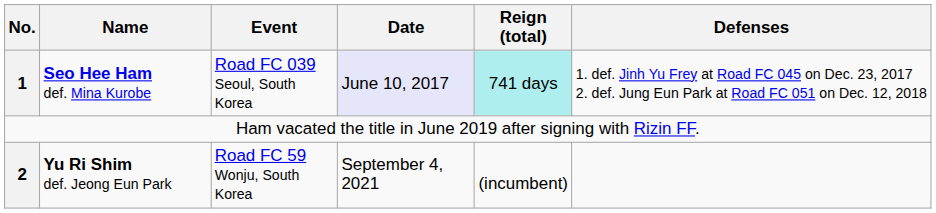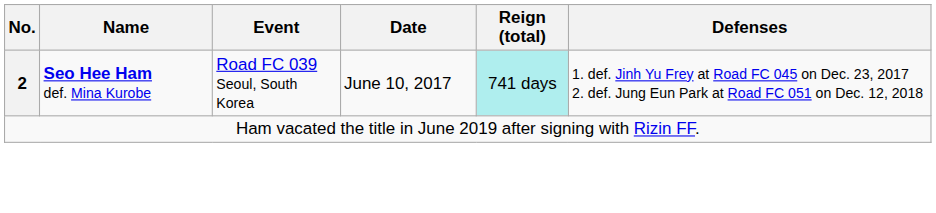(22, 83) 1 -> (22, 83) 2
(395, 83) lavender background -> (398, 83) no background
- row: (108, 174)
